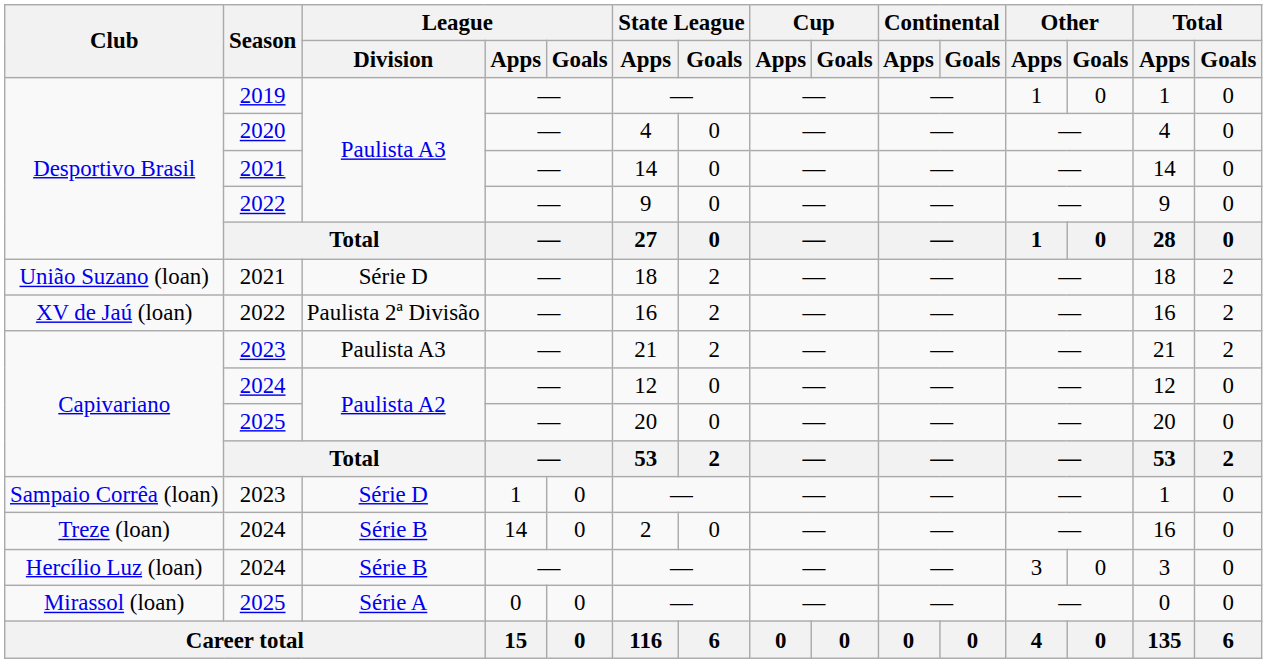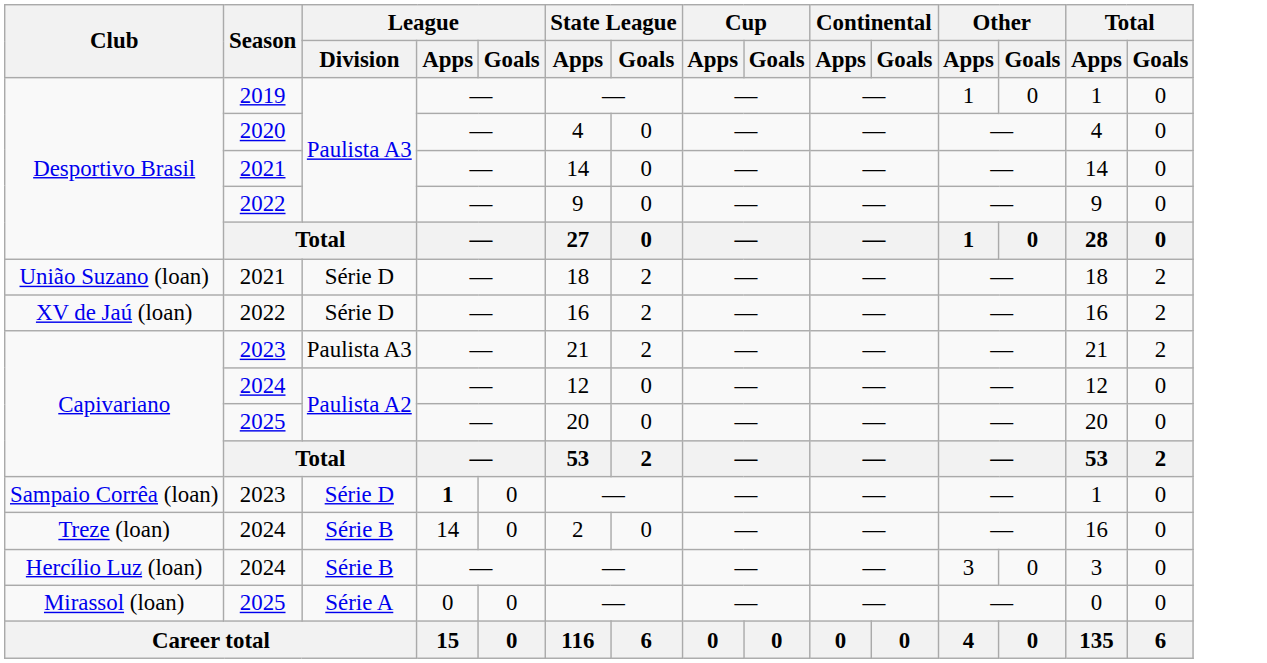(393, 312) Paulista 2ª Divisão -> (359, 312) Série D
(516, 494) normal -> (448, 494) bold
